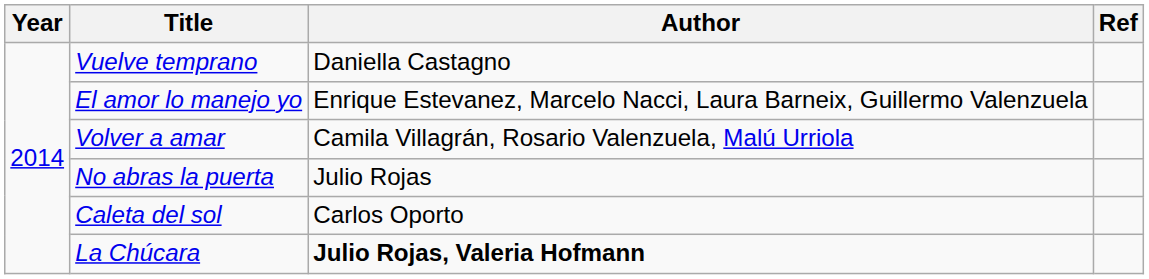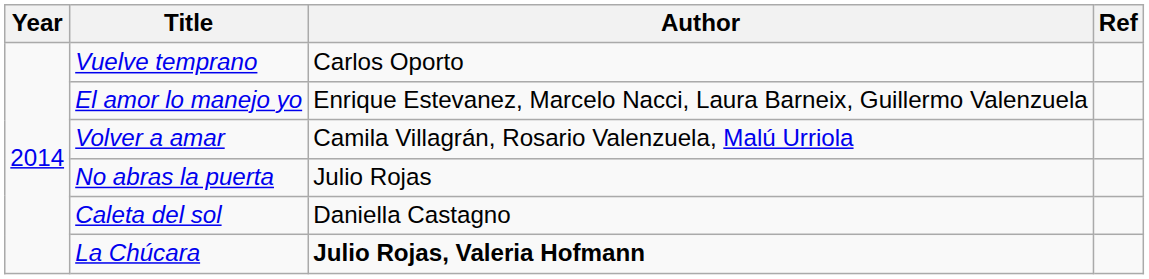(412, 61) Daniella Castagno -> (388, 61) Carlos Oporto
(388, 215) Carlos Oporto -> (412, 215) Daniella Castagno
